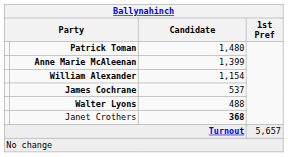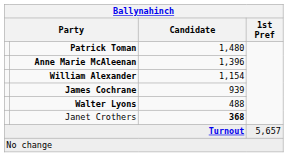(232, 62) 1,399 -> (232, 62) 1,396
(237, 90) 537 -> (237, 90) 939
